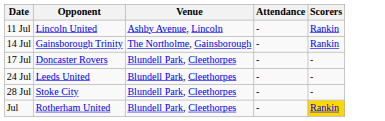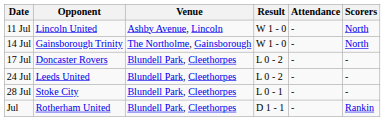+ column: (271, 12)
(325, 28) Rankin -> (357, 28) North
(325, 44) Rankin -> (357, 44) North
(325, 108) gold background -> (360, 108) no background
